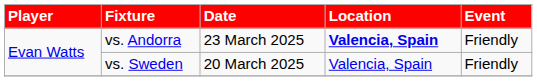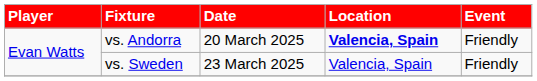(254, 40) 23 March 2025 -> (254, 40) 20 March 2025
(254, 64) 20 March 2025 -> (254, 64) 23 March 2025
